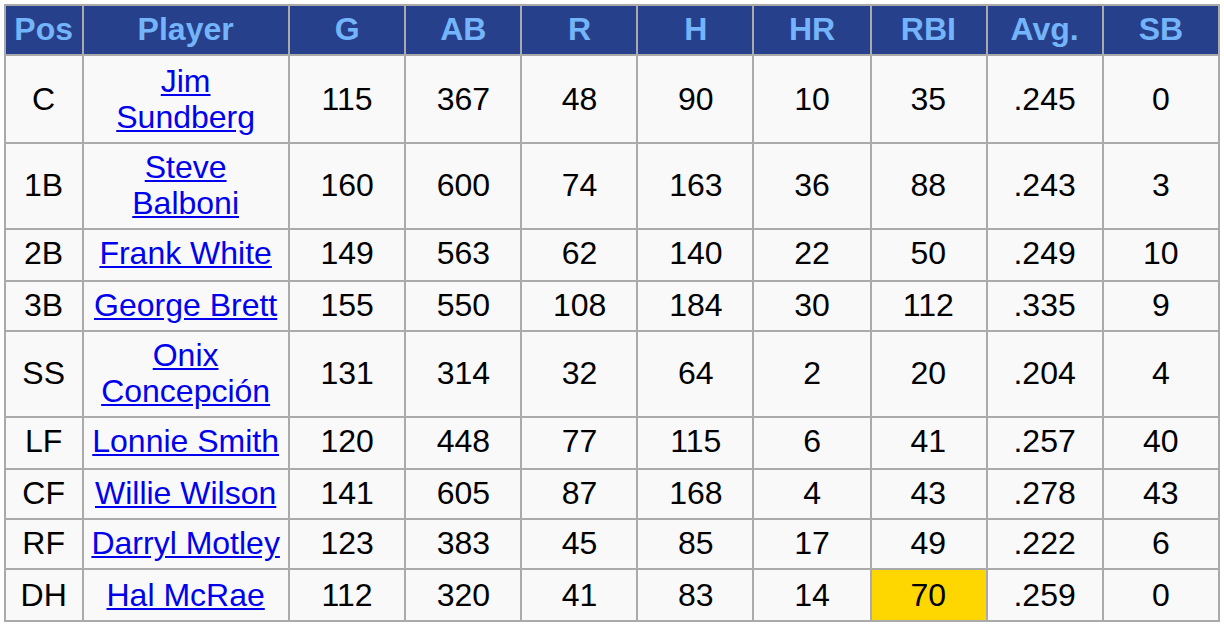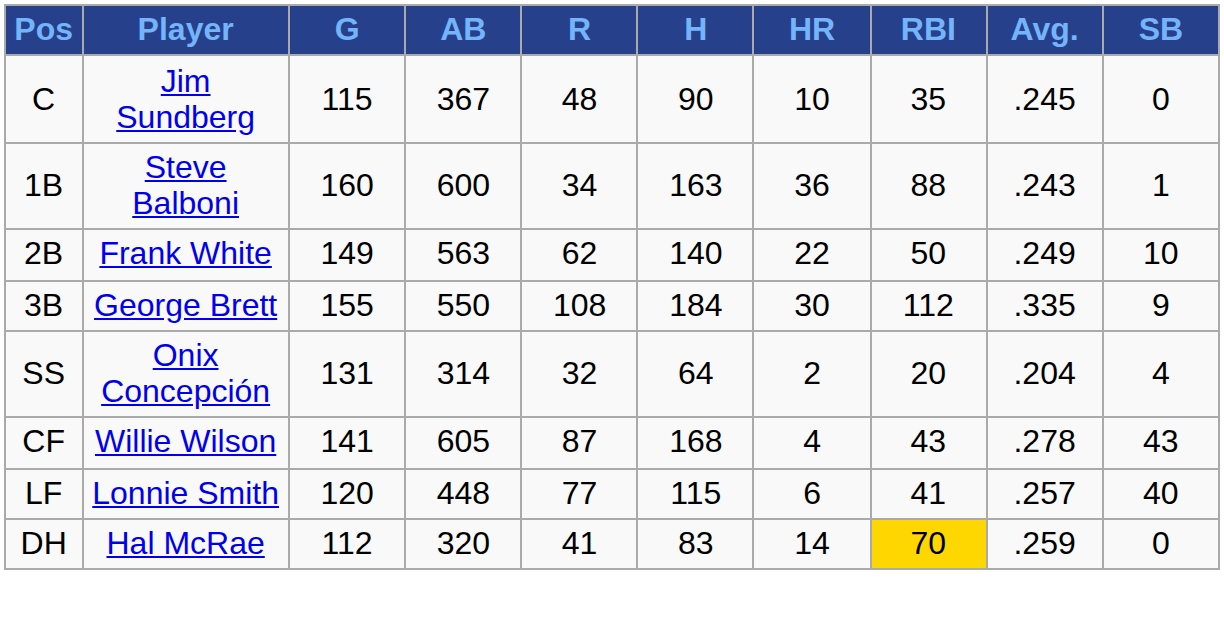(580, 185) 74 -> (580, 185) 34
(1161, 185) 3 -> (1161, 185) 1
rows swapped: (44, 442) <-> (44, 493)
- row: (44, 543)
